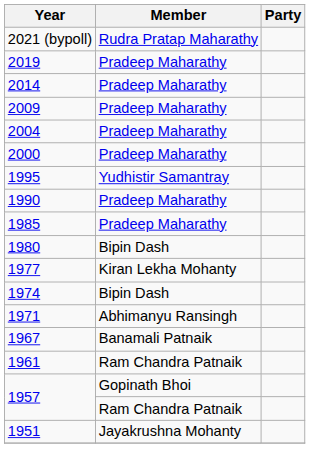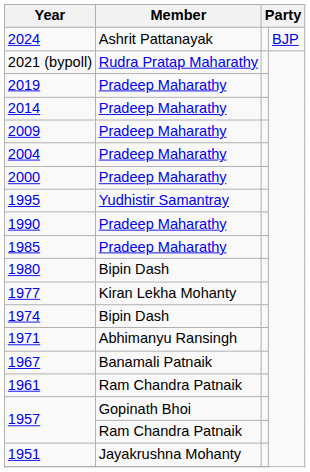+ row: (24, 39)
